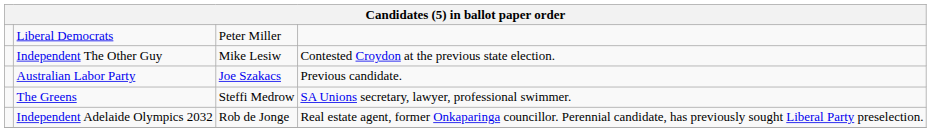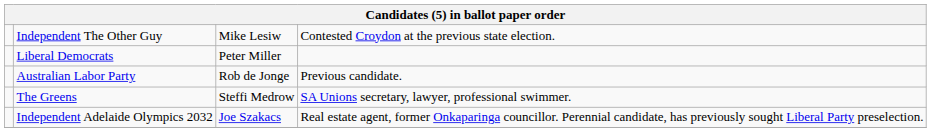rows swapped: (65, 35) <-> (89, 55)
(250, 76) Joe Szakacs -> (254, 76) Rob de Jonge
(254, 117) Rob de Jonge -> (250, 117) Joe Szakacs
